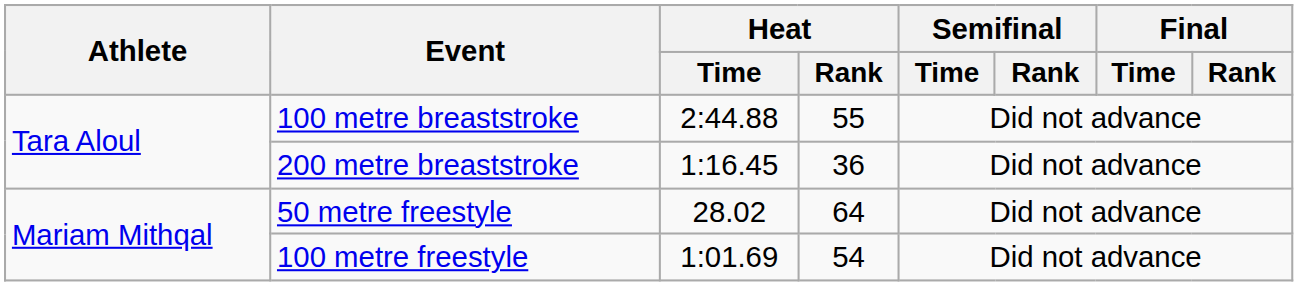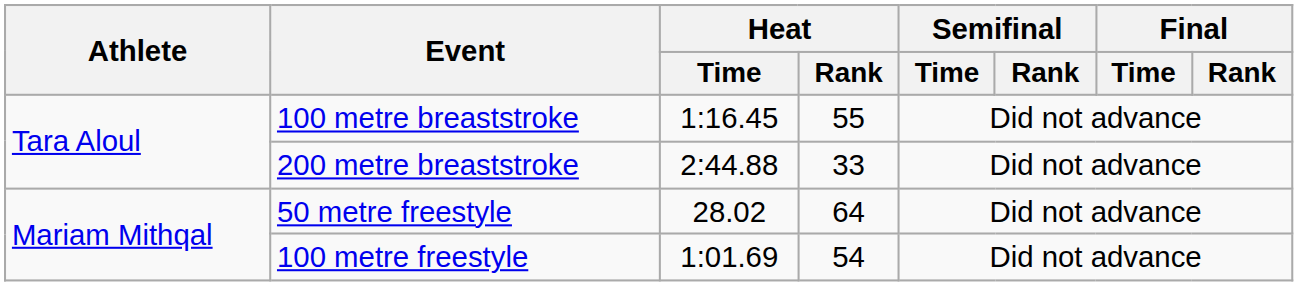(729, 119) 2:44.88 -> (729, 119) 1:16.45
(729, 165) 1:16.45 -> (729, 165) 2:44.88
(849, 165) 36 -> (849, 165) 33
